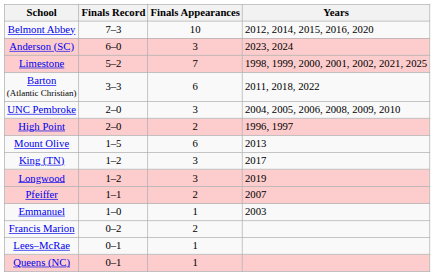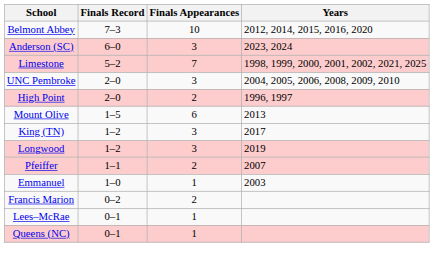- row: (42, 87)
